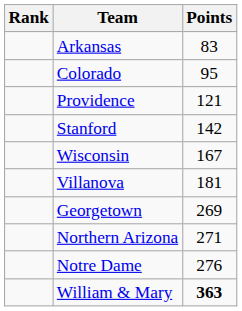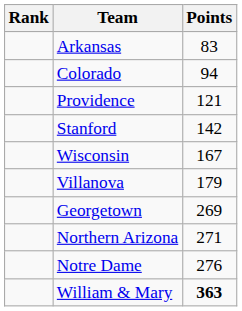(209, 73) 95 -> (209, 73) 94
(209, 182) 181 -> (209, 182) 179
